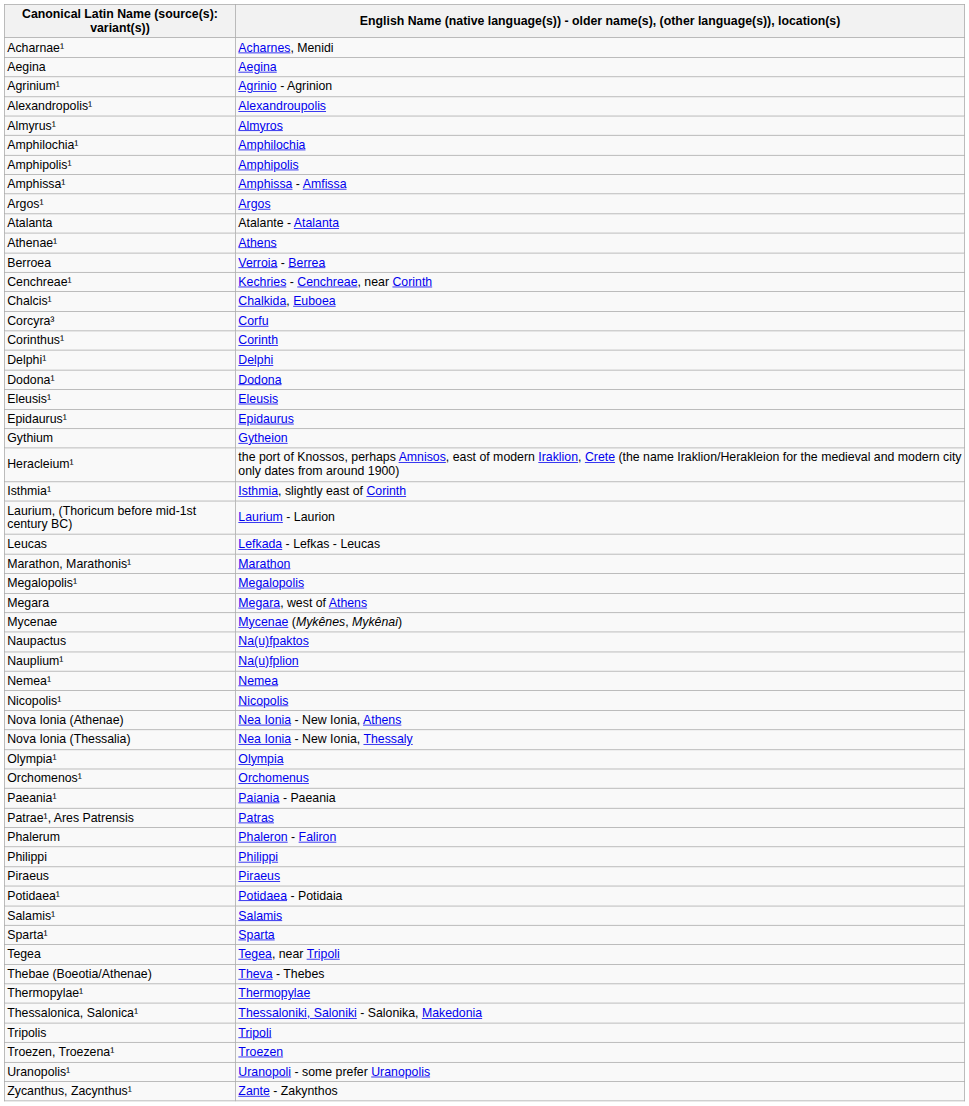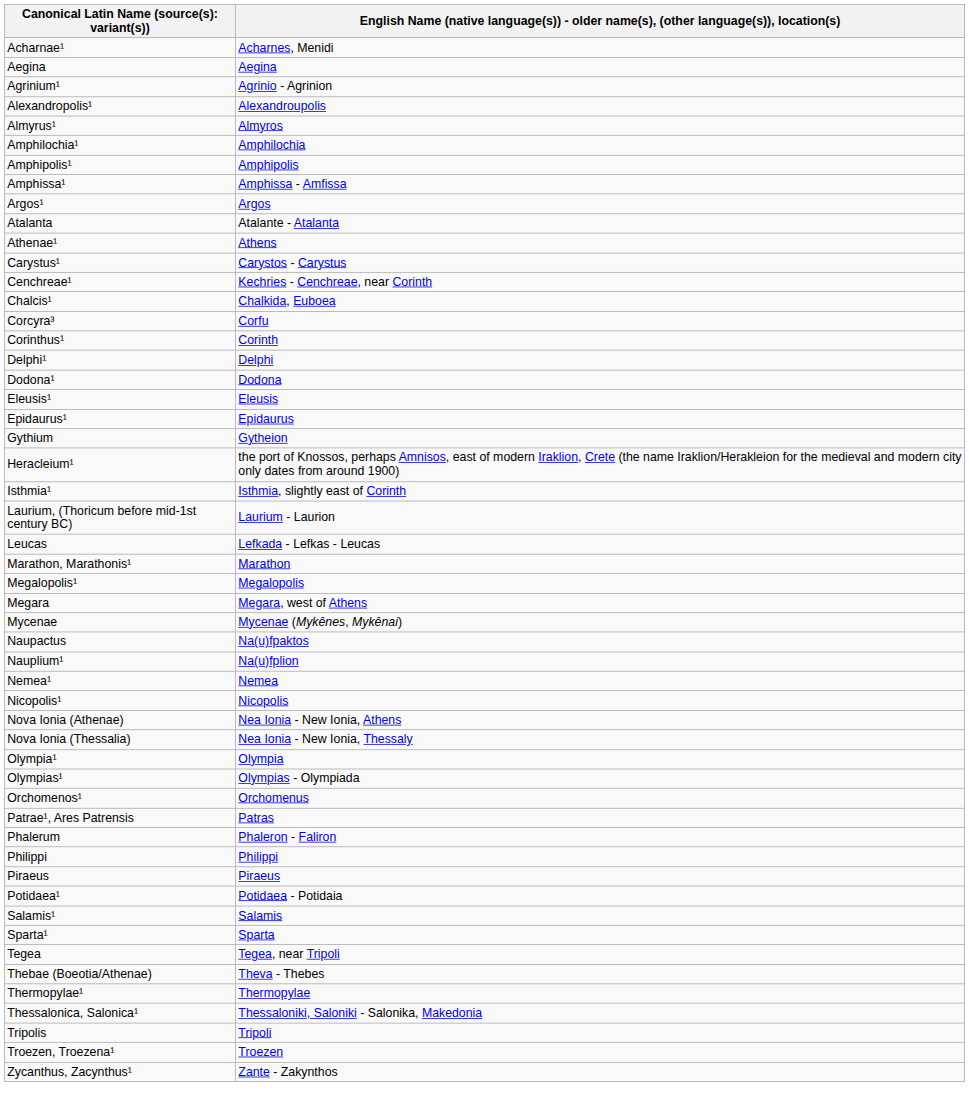- row: (29, 262)
+ row: (34, 262)
+ row: (35, 778)
- row: (32, 798)
- row: (39, 1071)
